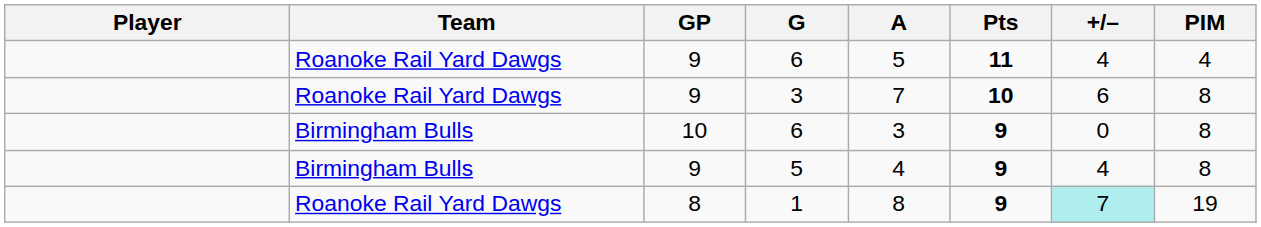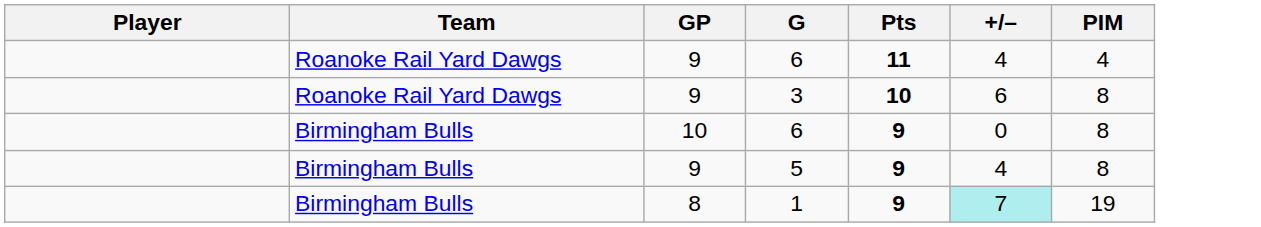- column: (899, 22)
(428, 204) Roanoke Rail Yard Dawgs -> (384, 204) Birmingham Bulls
